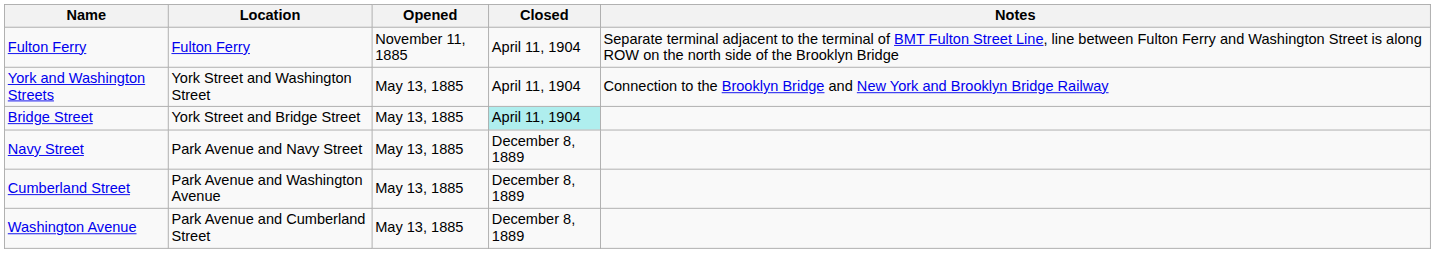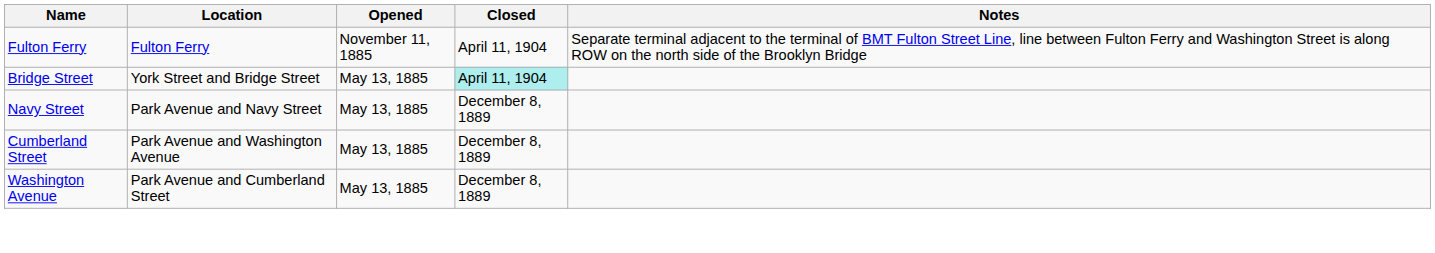- row: (76, 86)
